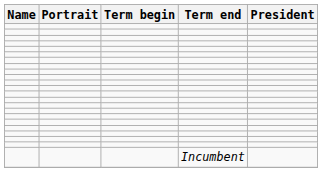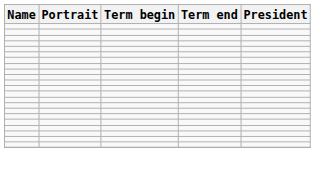- row: (22, 157)
